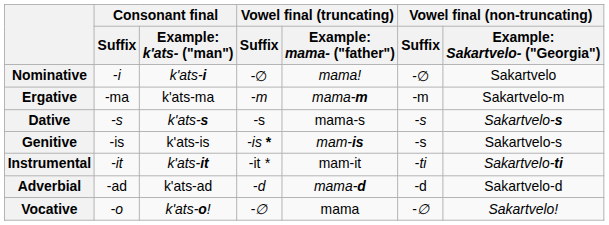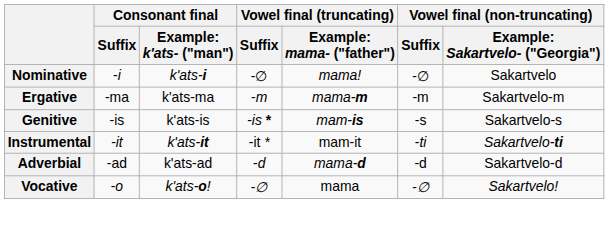- row: (49, 120)
